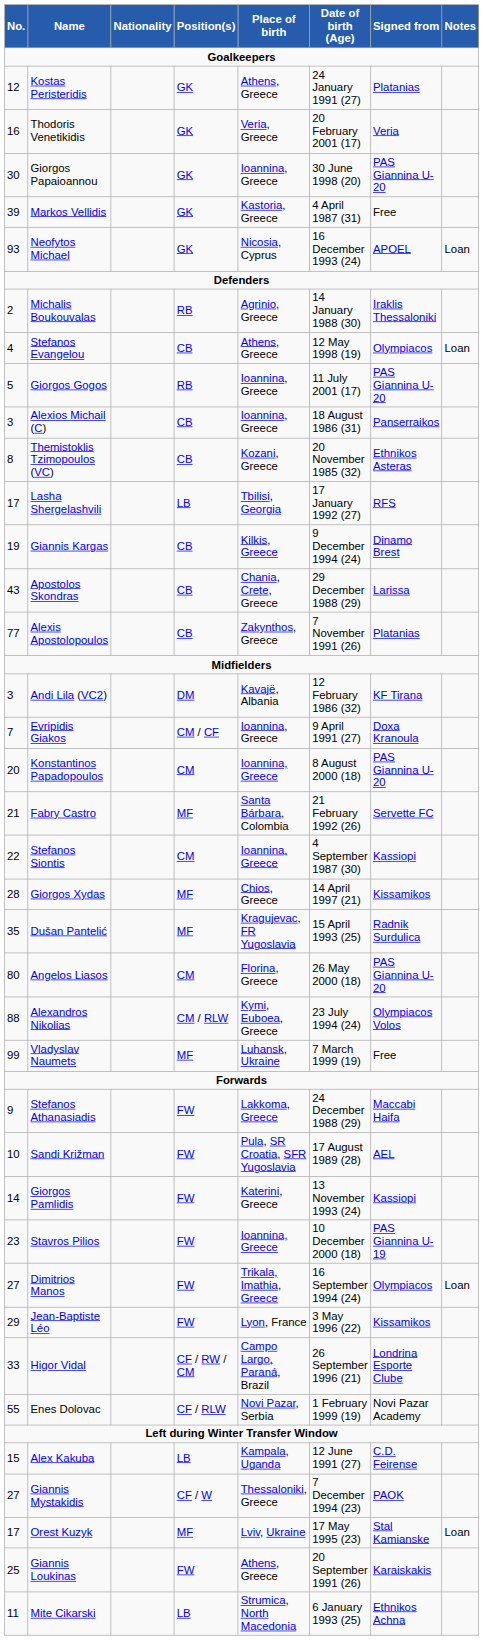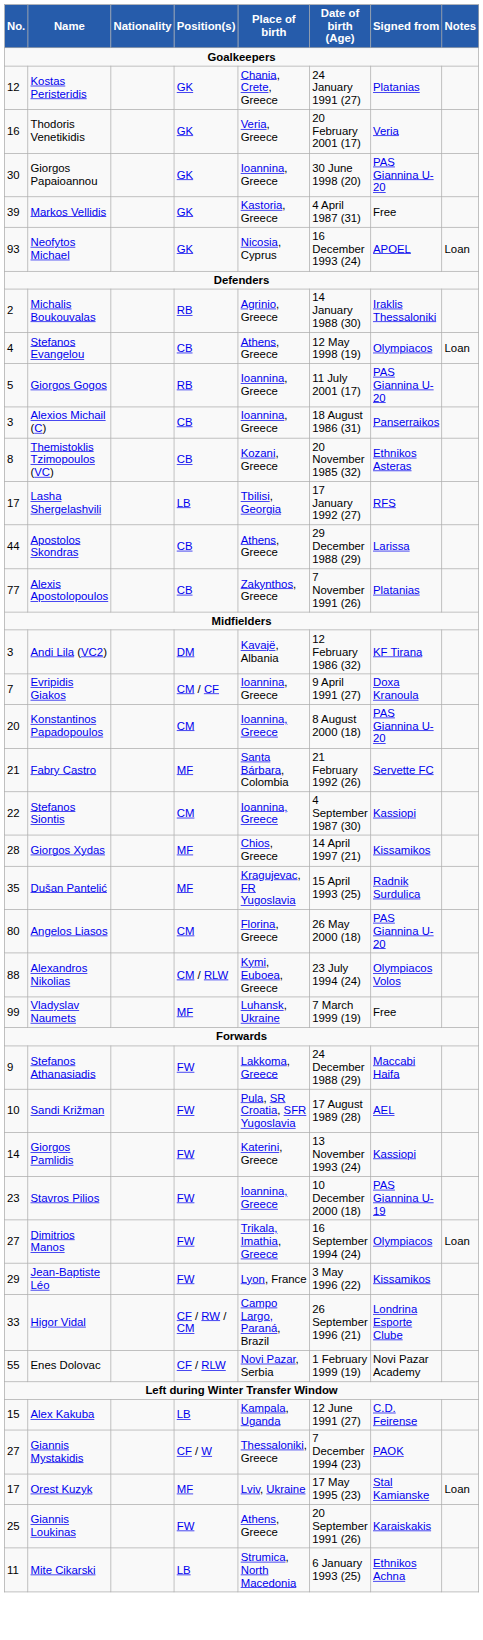(260, 87) Athens, Greece -> (260, 87) Chania, Crete, Greece
- row: (69, 546)
(13, 590) 43 -> (13, 546) 44
(260, 590) Chania, Crete, Greece -> (260, 546) Athens, Greece
